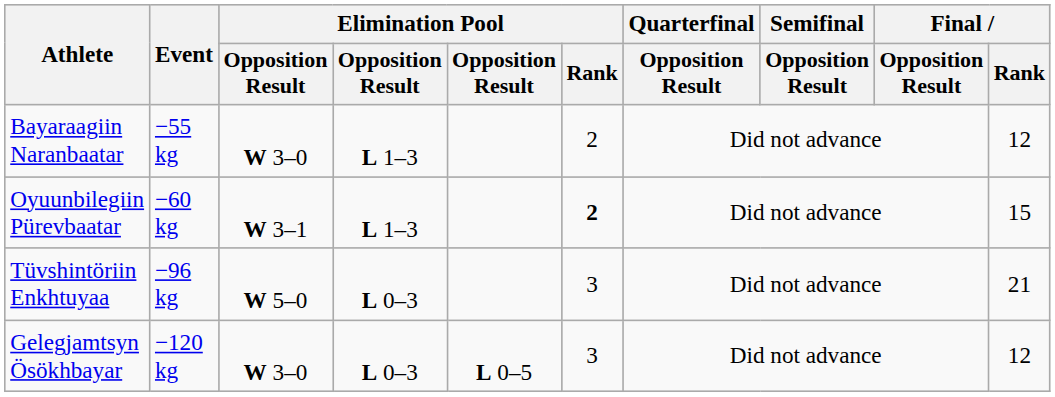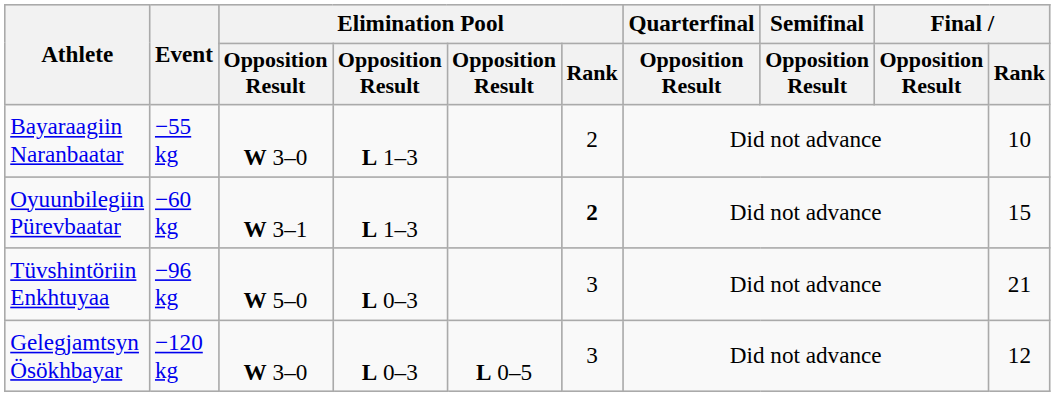(1019, 140) 12 -> (1019, 140) 10
